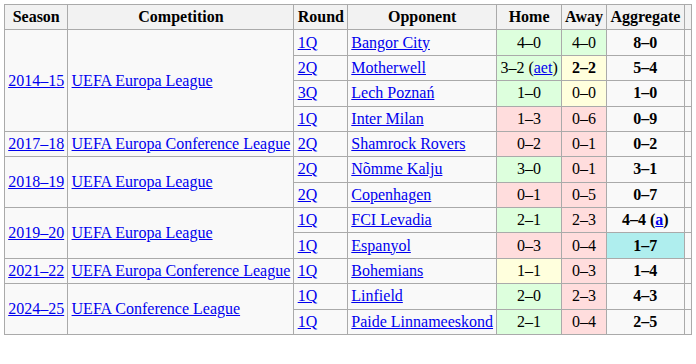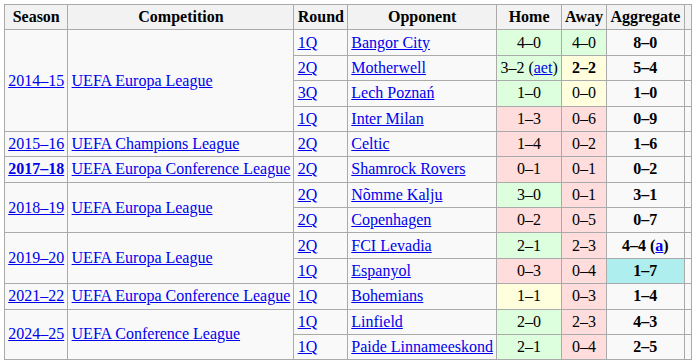+ row: (370, 144)
(36, 144) normal -> (36, 169) bold
(529, 144) 0–2 -> (529, 169) 0–1
(529, 194) 0–1 -> (529, 220) 0–2
(307, 220) 1Q -> (307, 245) 2Q
